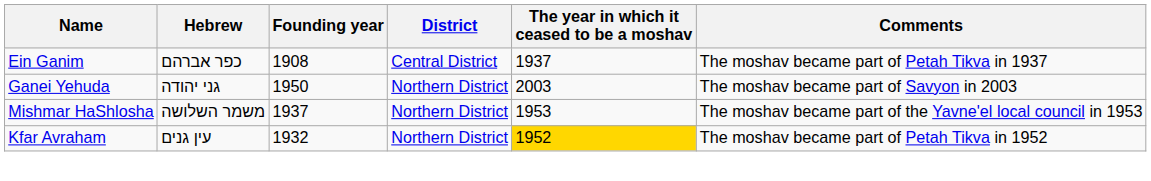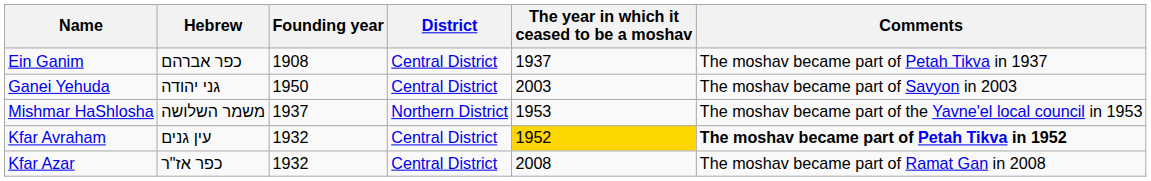(450, 86) Northern District -> (444, 86) Central District
(450, 138) Northern District -> (444, 138) Central District
(874, 138) normal -> (883, 138) bold
+ row: (41, 163)
